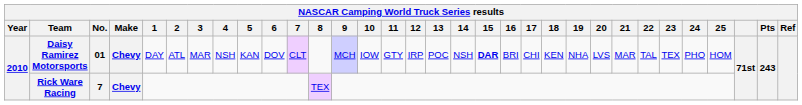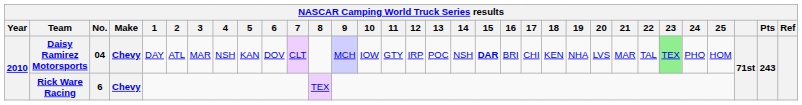(100, 55) 01 -> (100, 55) 04
(671, 55) no background -> (671, 55) lightgreen background
(100, 87) 7 -> (100, 87) 6
